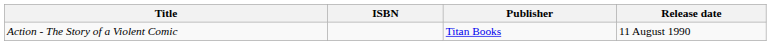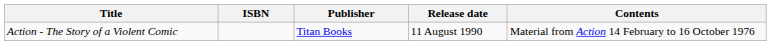+ column: (637, 13)
